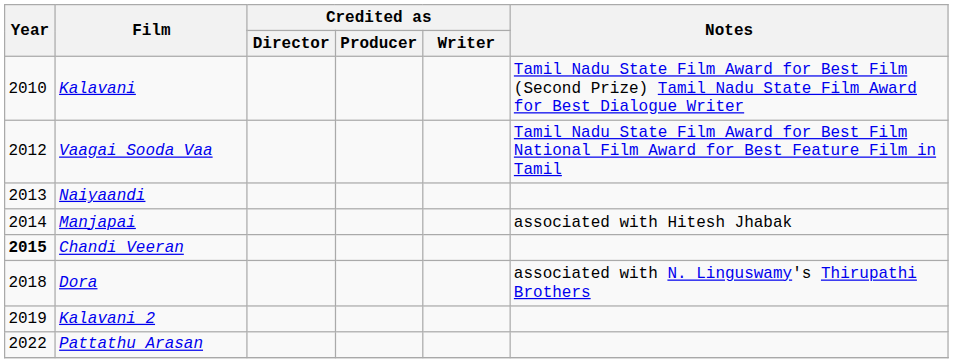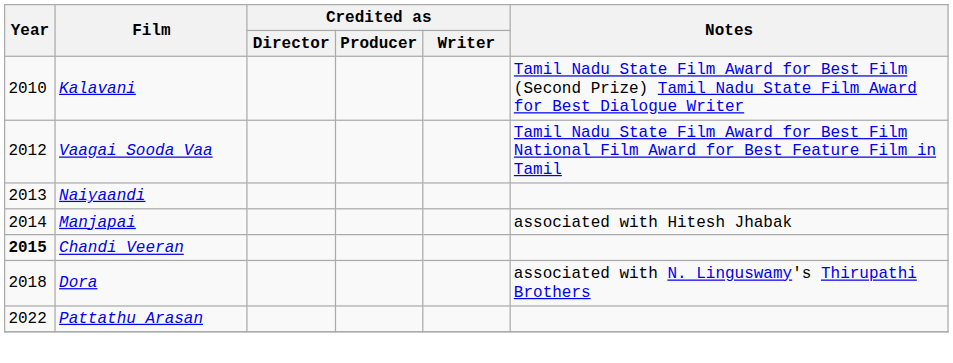- row: (107, 318)
